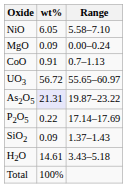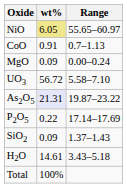(48, 29) no background -> (48, 29) khaki background
(89, 29) 5.58–7.10 -> (94, 29) 55.65–60.97
rows swapped: (17, 62) <-> (18, 45)
(94, 80) 55.65–60.97 -> (89, 80) 5.58–7.10
